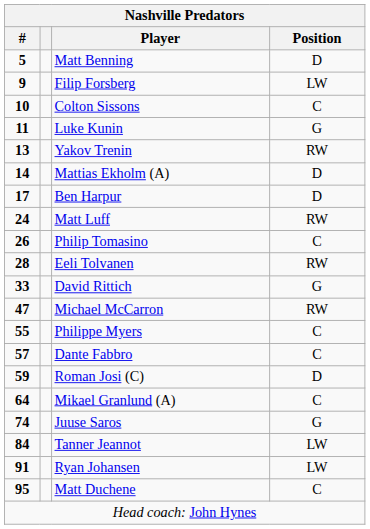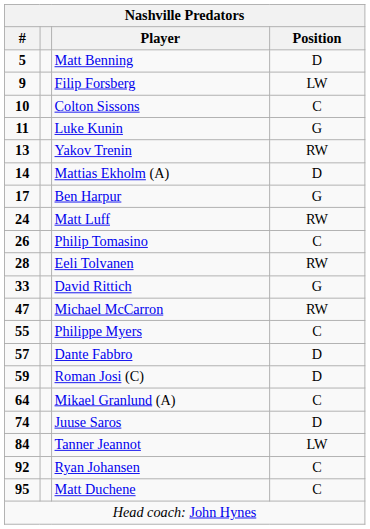(317, 196) D -> (317, 196) G
(317, 354) C -> (317, 354) D
(317, 422) G -> (317, 422) D
(22, 467) 91 -> (22, 467) 92
(317, 467) LW -> (317, 467) C
